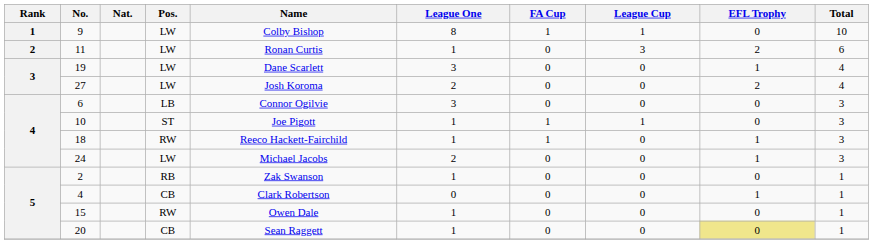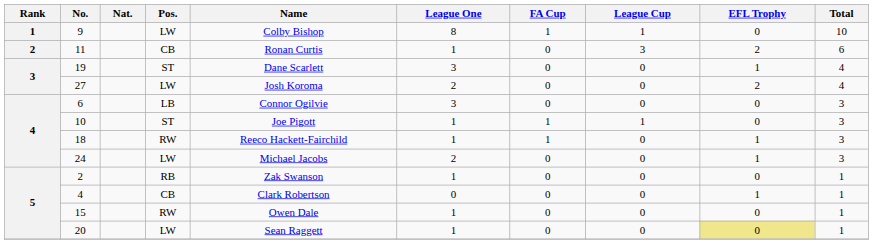(168, 49) LW -> (168, 49) CB
(168, 67) LW -> (168, 67) ST
(168, 230) CB -> (168, 230) LW
